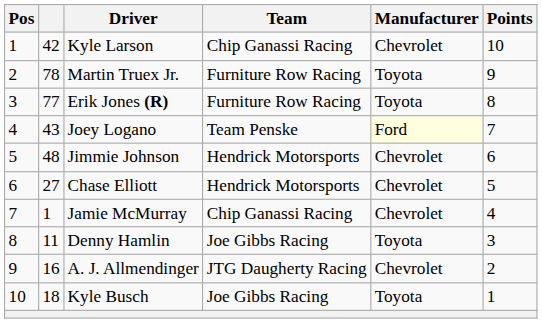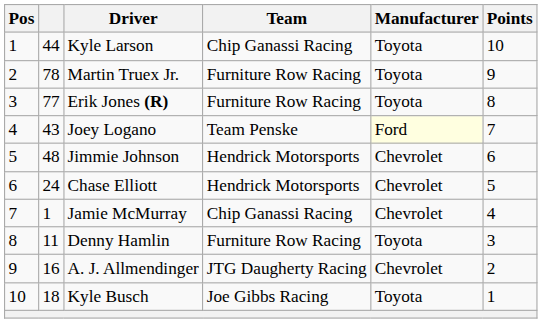(51, 45) 42 -> (51, 45) 44
(409, 45) Chevrolet -> (398, 45) Toyota
(51, 184) 27 -> (51, 184) 24
(268, 240) Joe Gibbs Racing -> (284, 240) Furniture Row Racing
